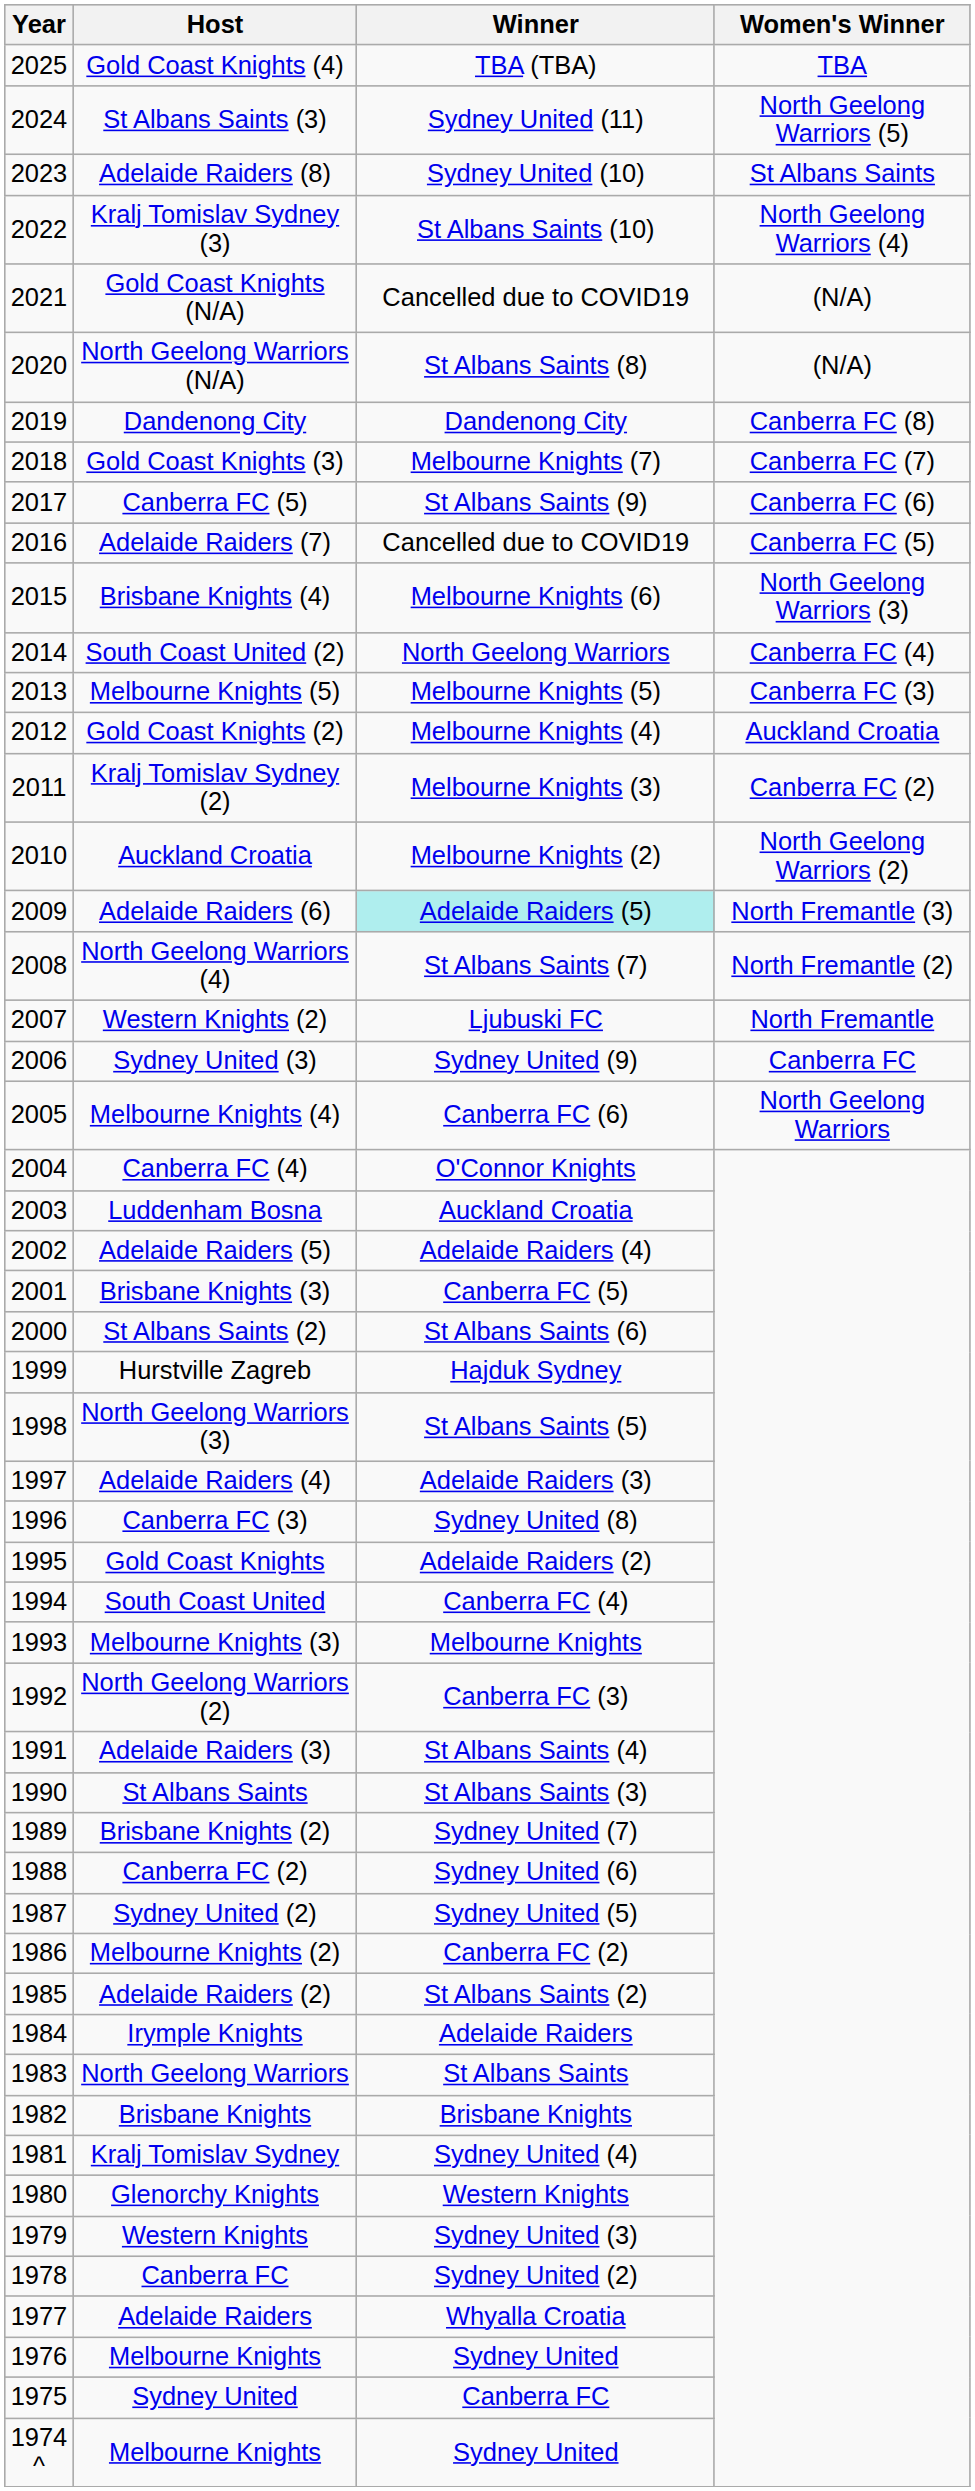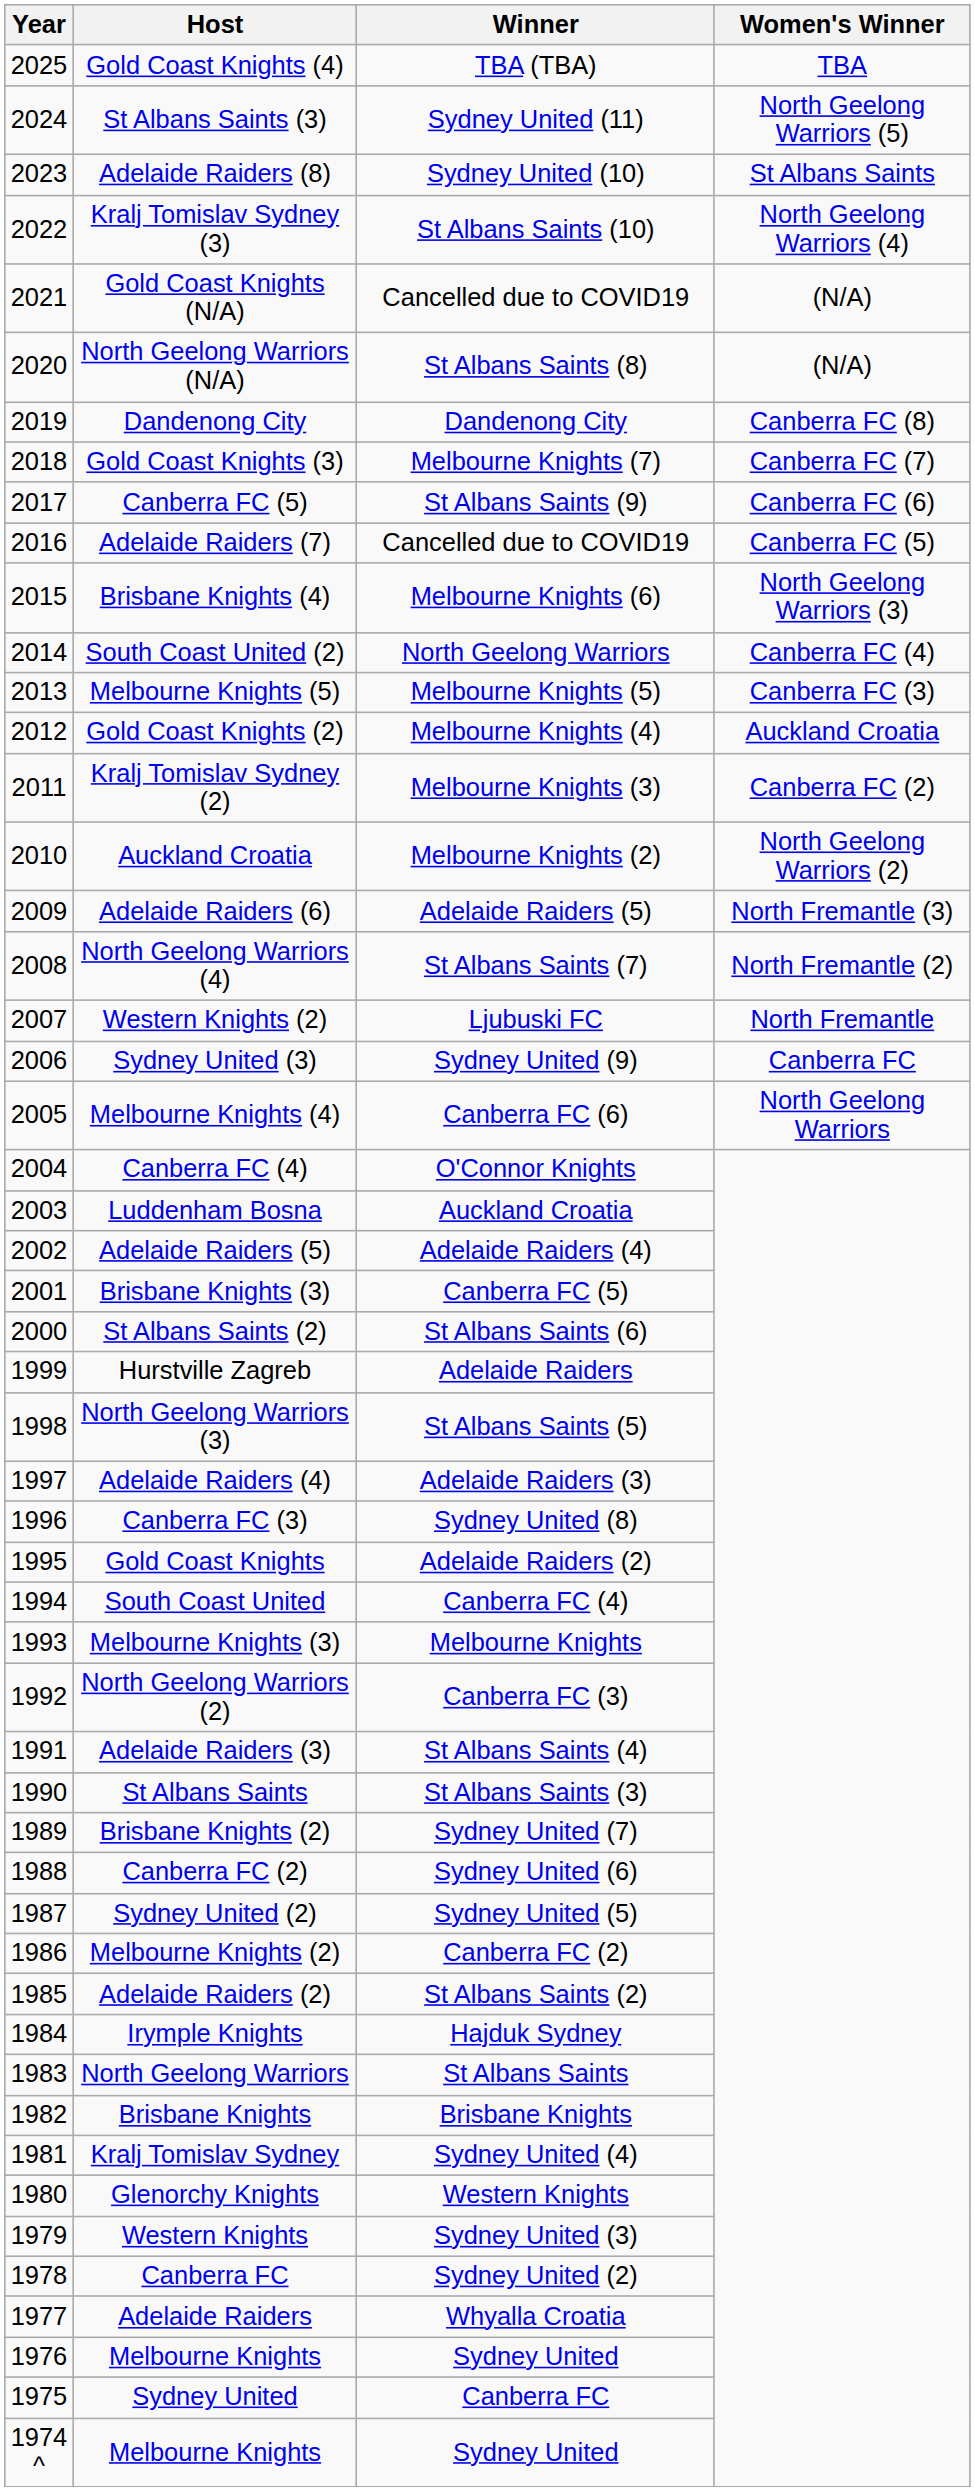(536, 910) paleturquoise background -> (536, 910) no background
(536, 1371) Hajduk Sydney -> (536, 1371) Adelaide Raiders
(536, 2034) Adelaide Raiders -> (536, 2034) Hajduk Sydney
